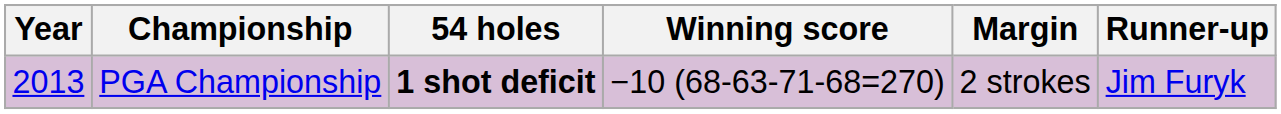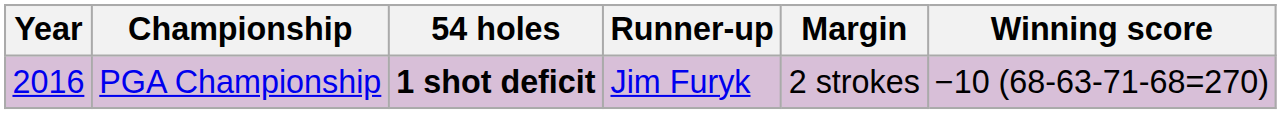columns swapped: (778, 30) <-> (1187, 30)
(48, 81) 2013 -> (48, 81) 2016
